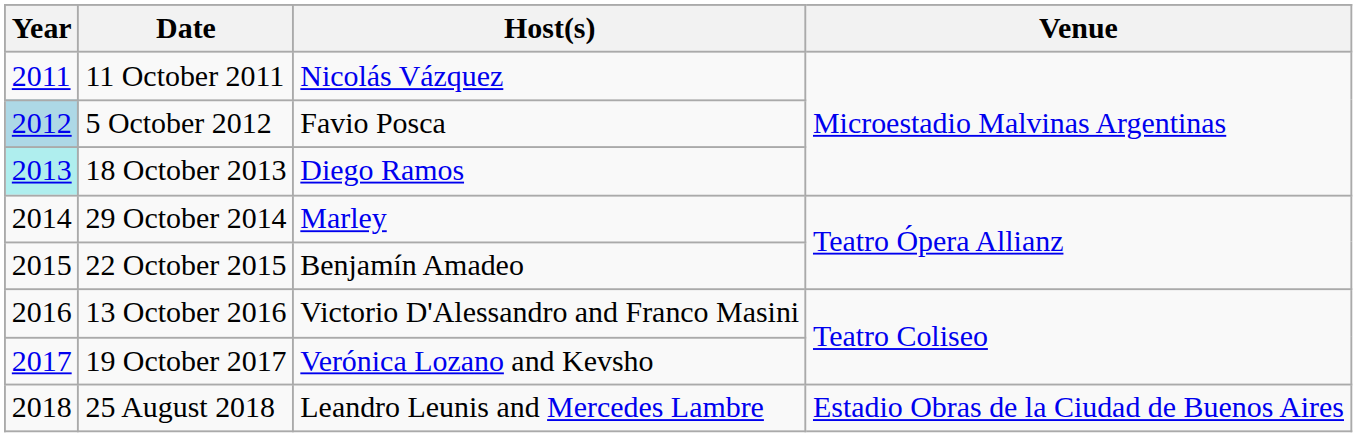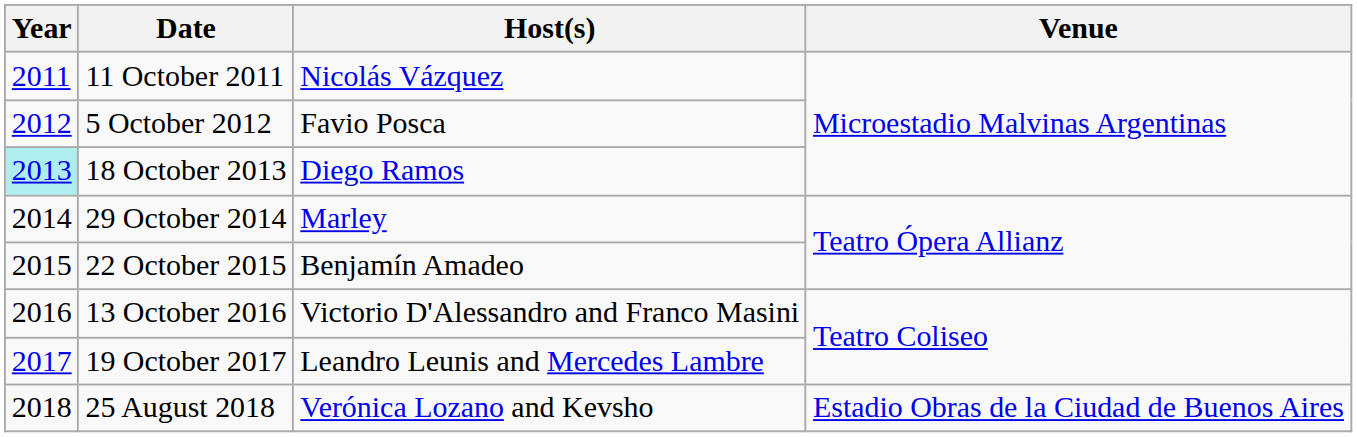(42, 123) lightblue background -> (42, 123) no background
(477, 360) Verónica Lozano and Kevsho -> (532, 360) Leandro Leunis and Mercedes Lambre
(532, 407) Leandro Leunis and Mercedes Lambre -> (477, 407) Verónica Lozano and Kevsho
